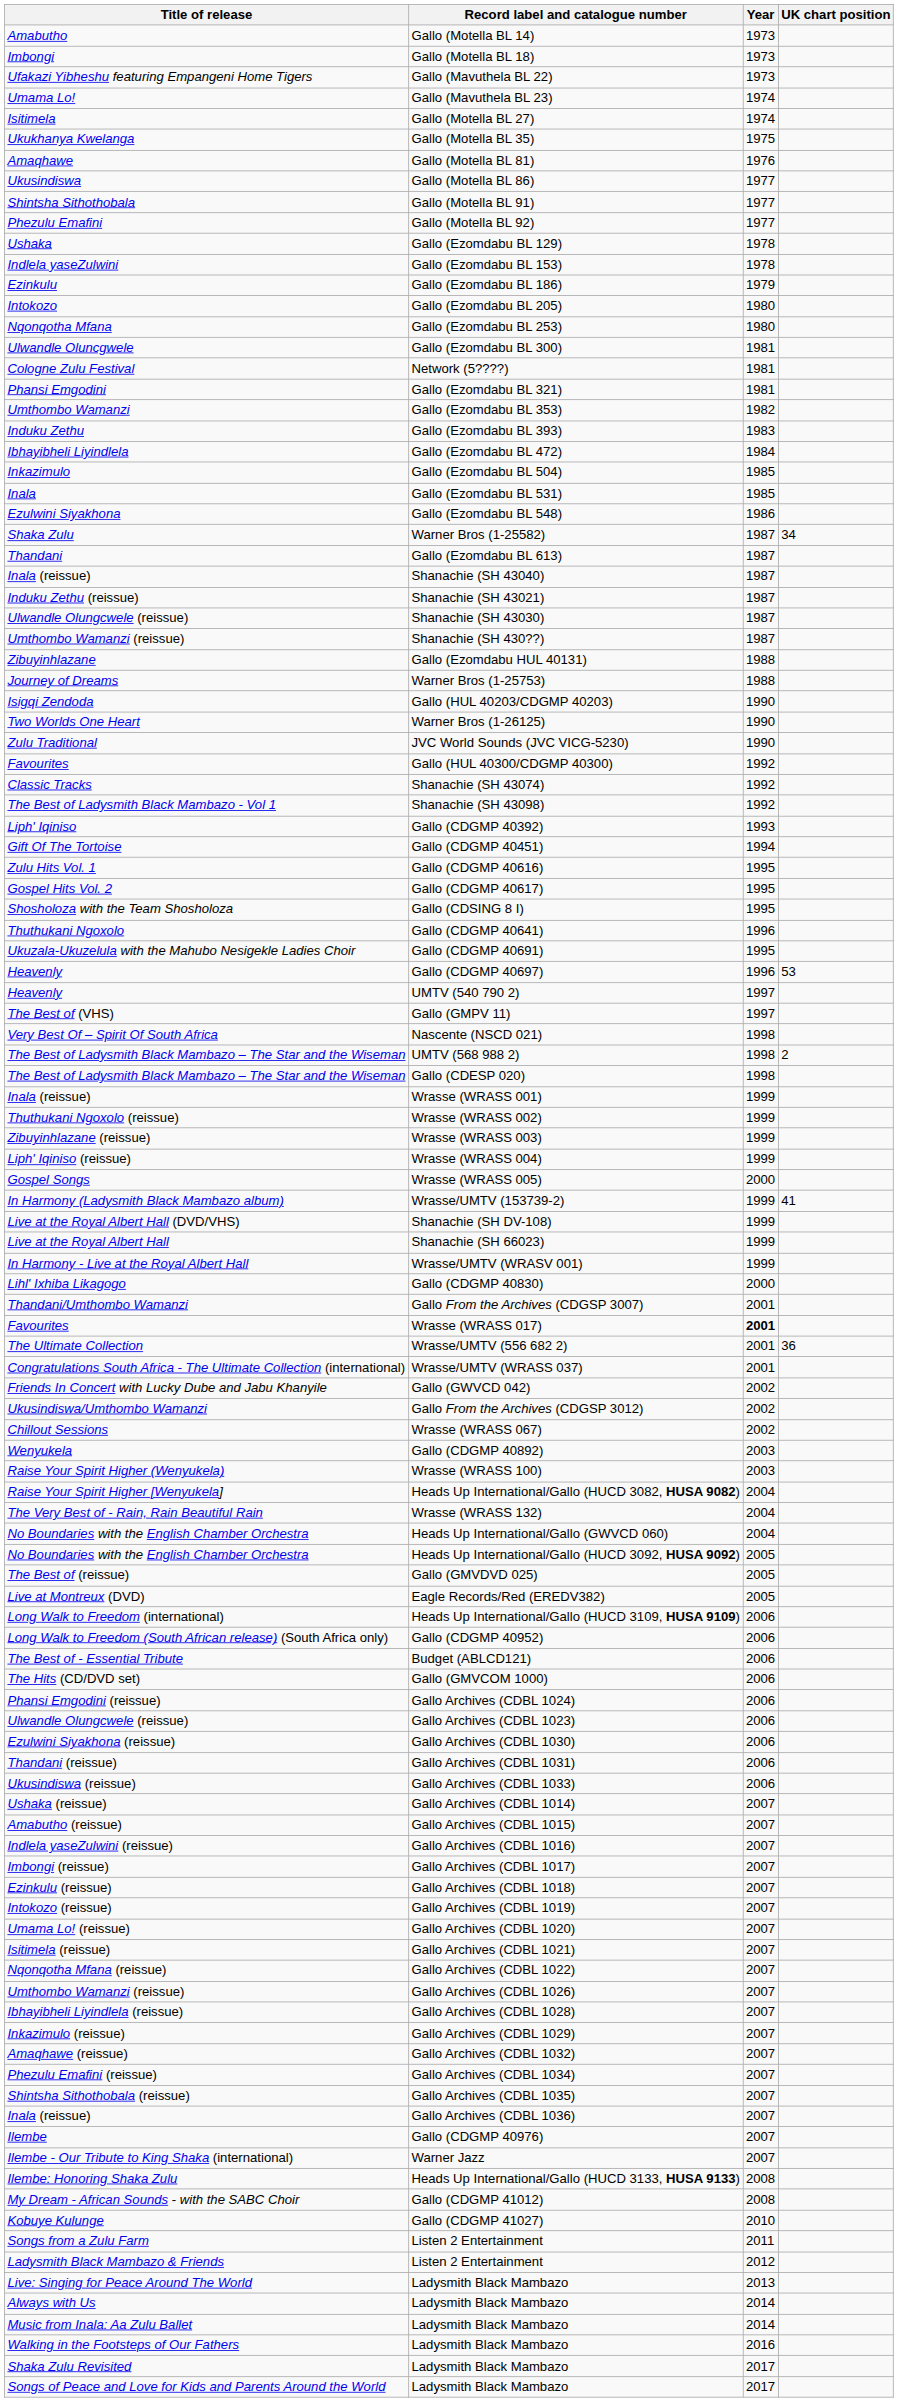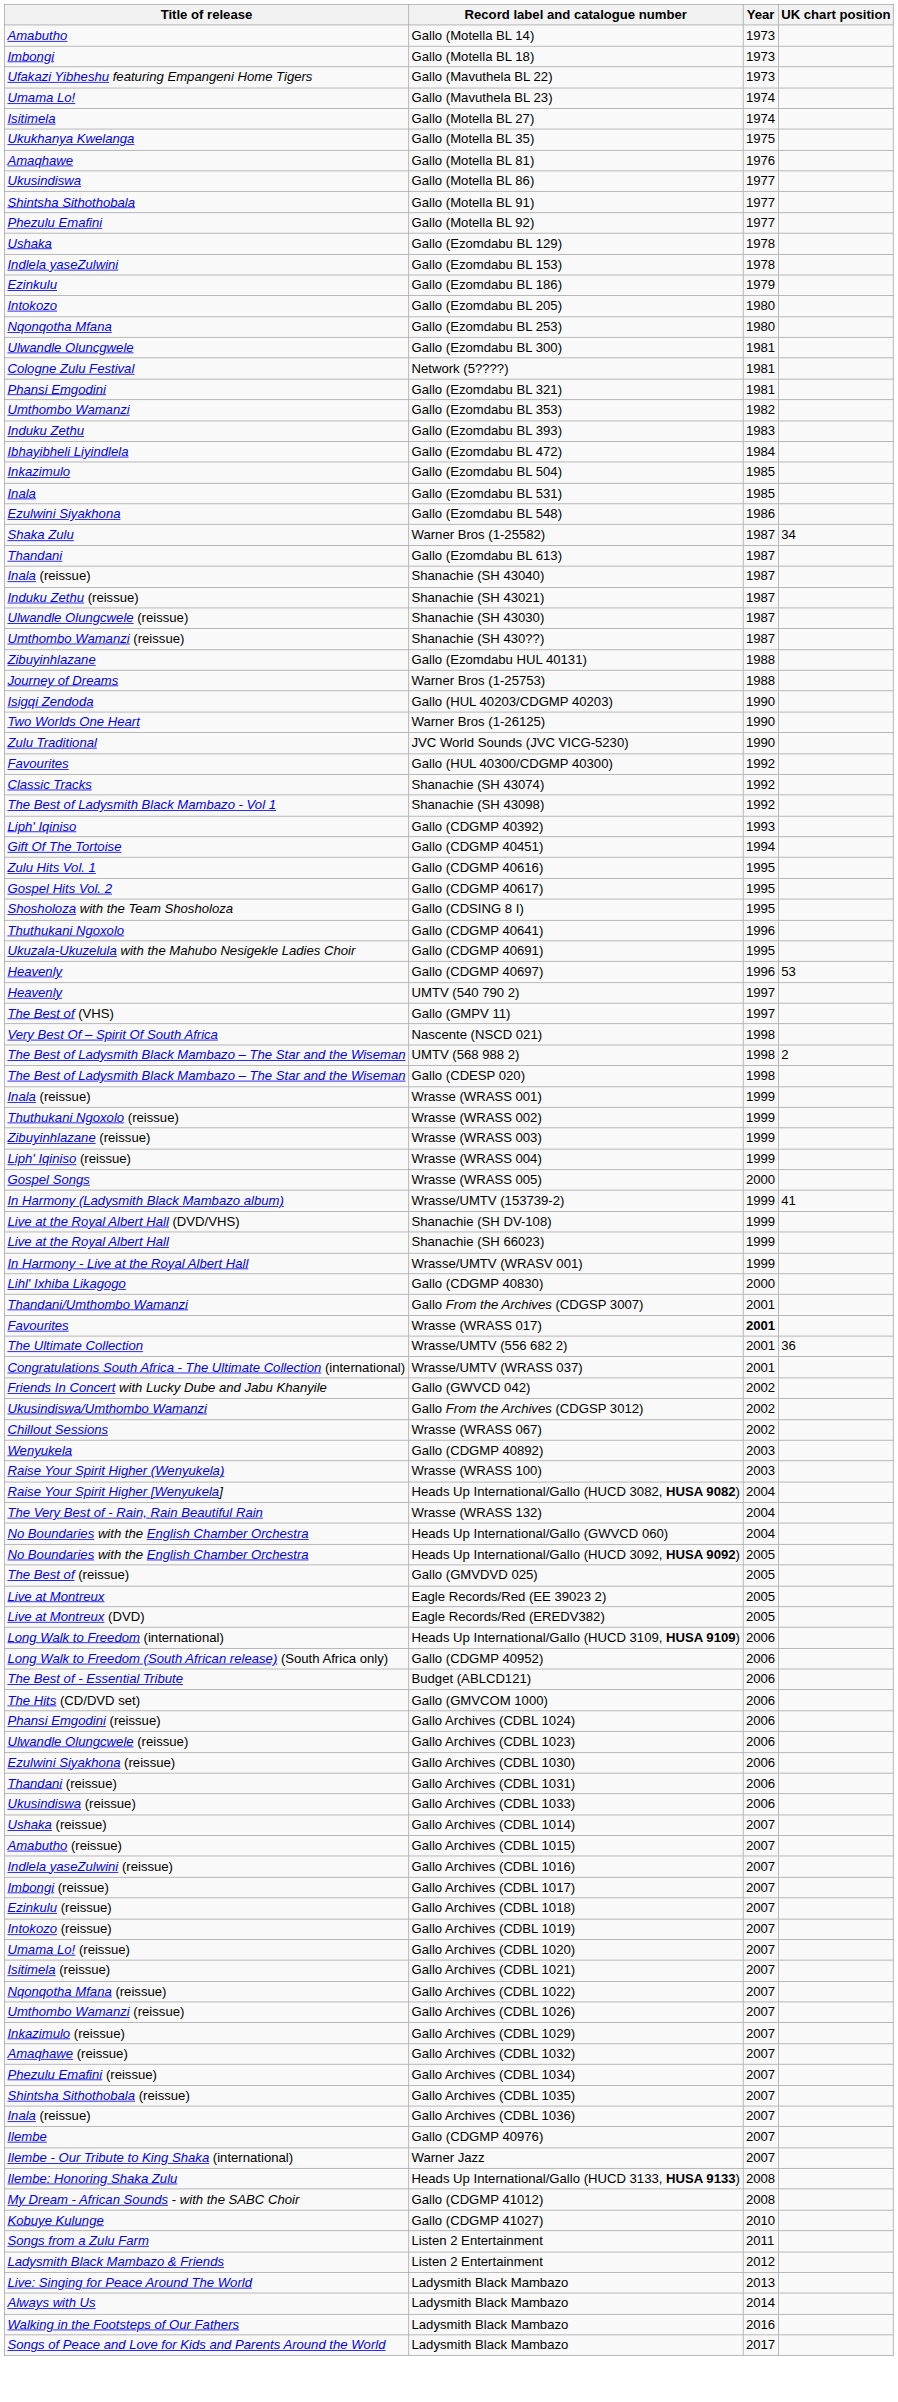+ row: (56, 1596)
- row: (95, 2012)
- row: (100, 2324)
- row: (69, 2366)
